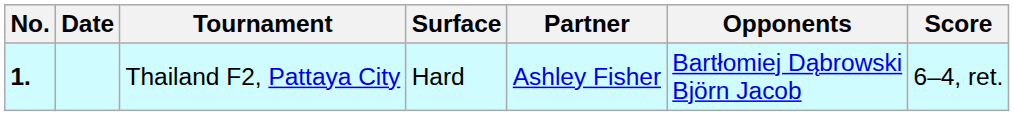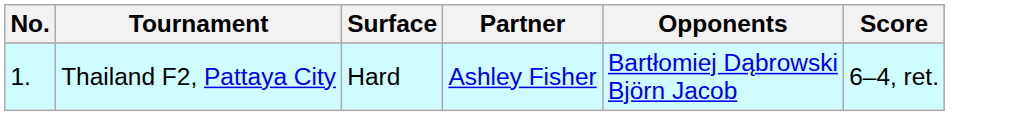- column: (88, 23)
(21, 76) bold -> (21, 76) normal
